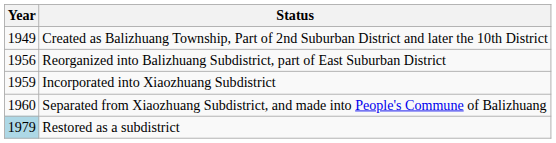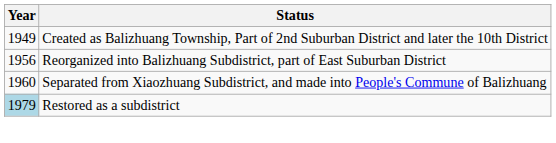- row: (159, 82)
